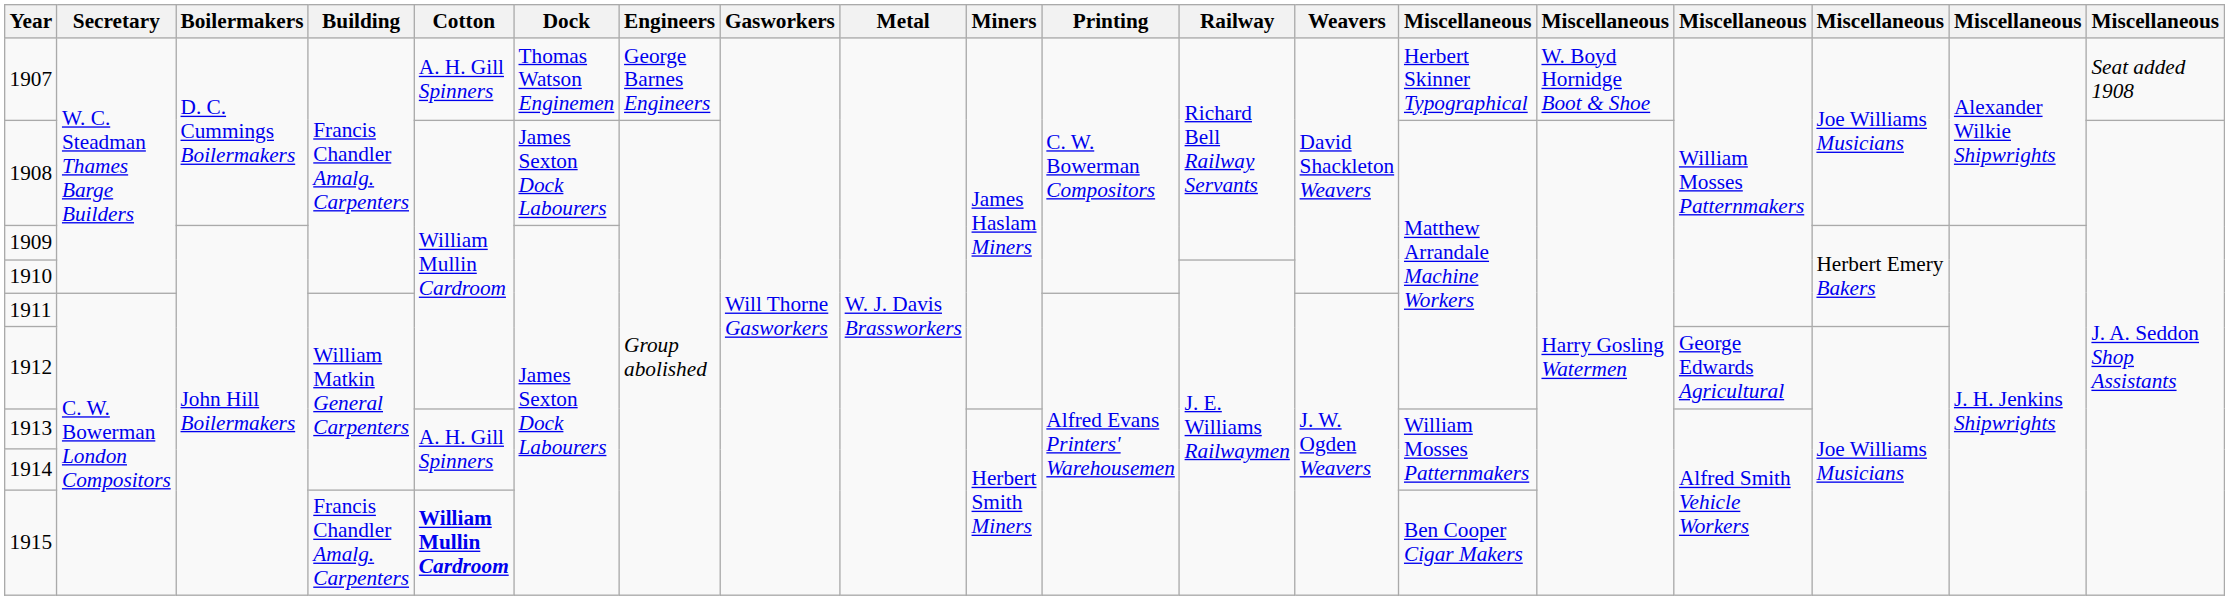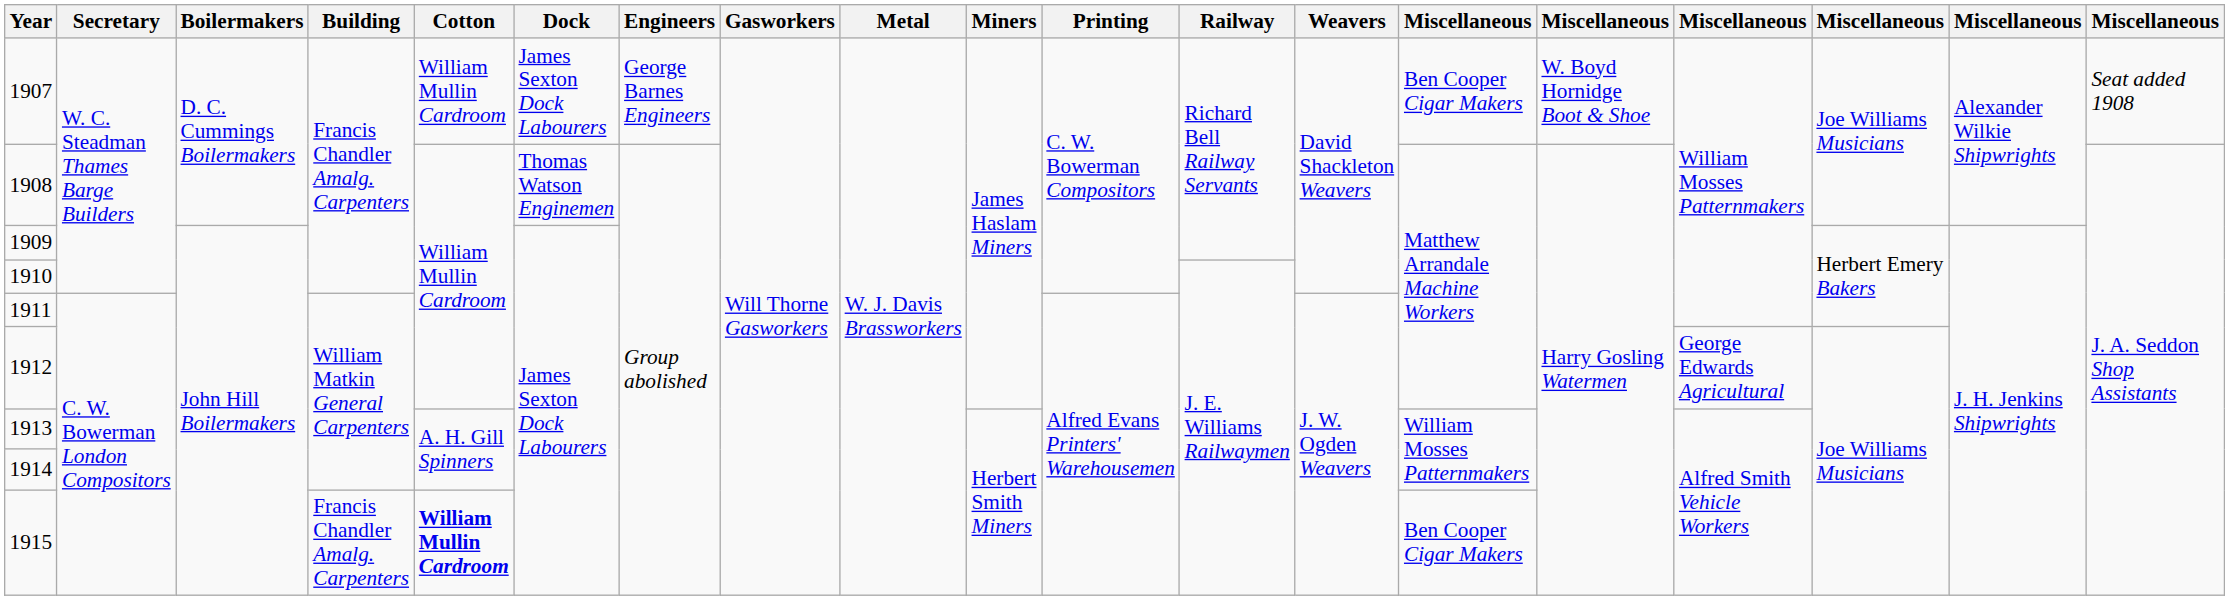(461, 79) A. H. Gill Spinners -> (462, 91) William Mullin Cardroom
(566, 79) Thomas Watson Enginemen -> (562, 91) James Sexton Dock Labourers
(1466, 79) Herbert Skinner Typographical -> (1463, 91) Ben Cooper Cigar Makers
(562, 172) James Sexton Dock Labourers -> (566, 184) Thomas Watson Enginemen
